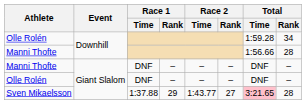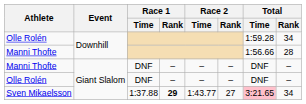(173, 93) normal -> (173, 93) bold
(289, 93) 28 -> (289, 93) 34
